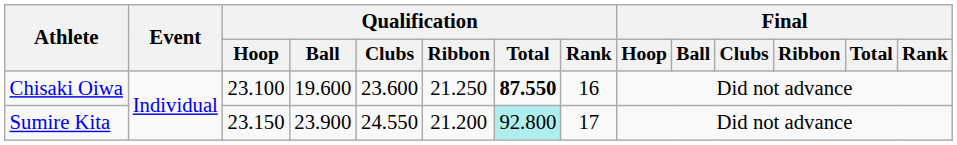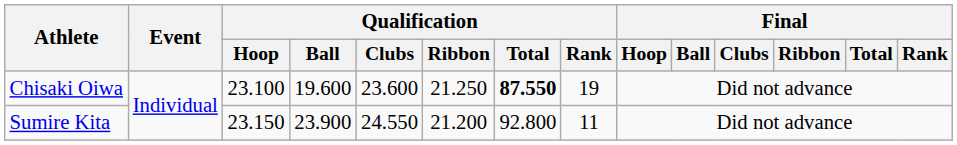(589, 88) 16 -> (589, 88) 19
(528, 122) paleturquoise background -> (528, 122) no background
(589, 122) 17 -> (589, 122) 11
